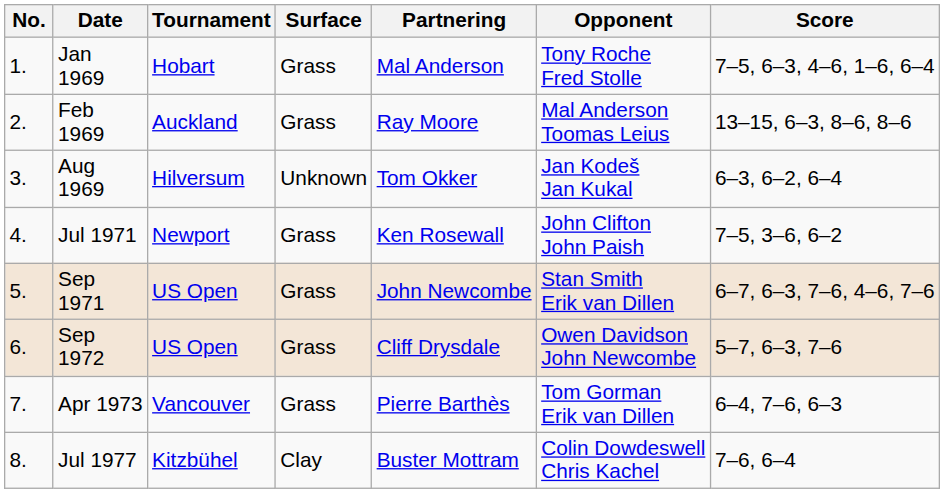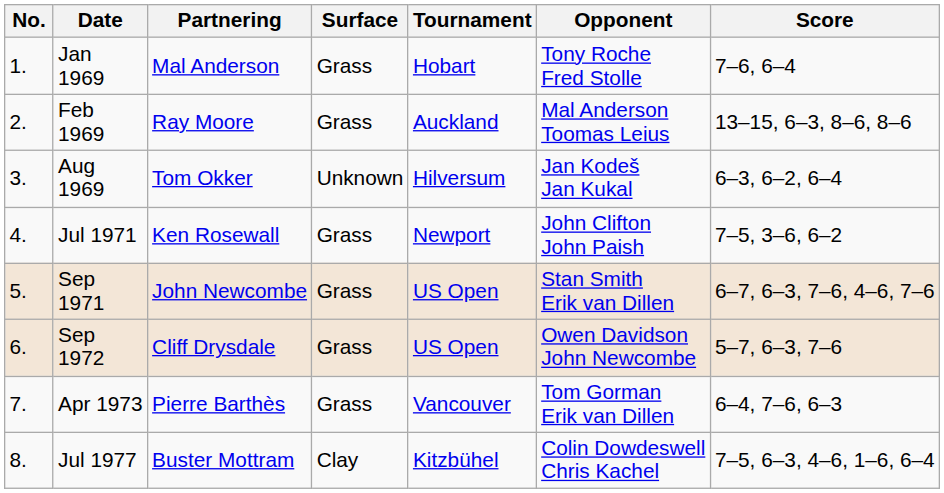columns swapped: (211, 20) <-> (454, 20)
(825, 65) 7–5, 6–3, 4–6, 1–6, 6–4 -> (755, 65) 7–6, 6–4
(755, 460) 7–6, 6–4 -> (825, 460) 7–5, 6–3, 4–6, 1–6, 6–4
